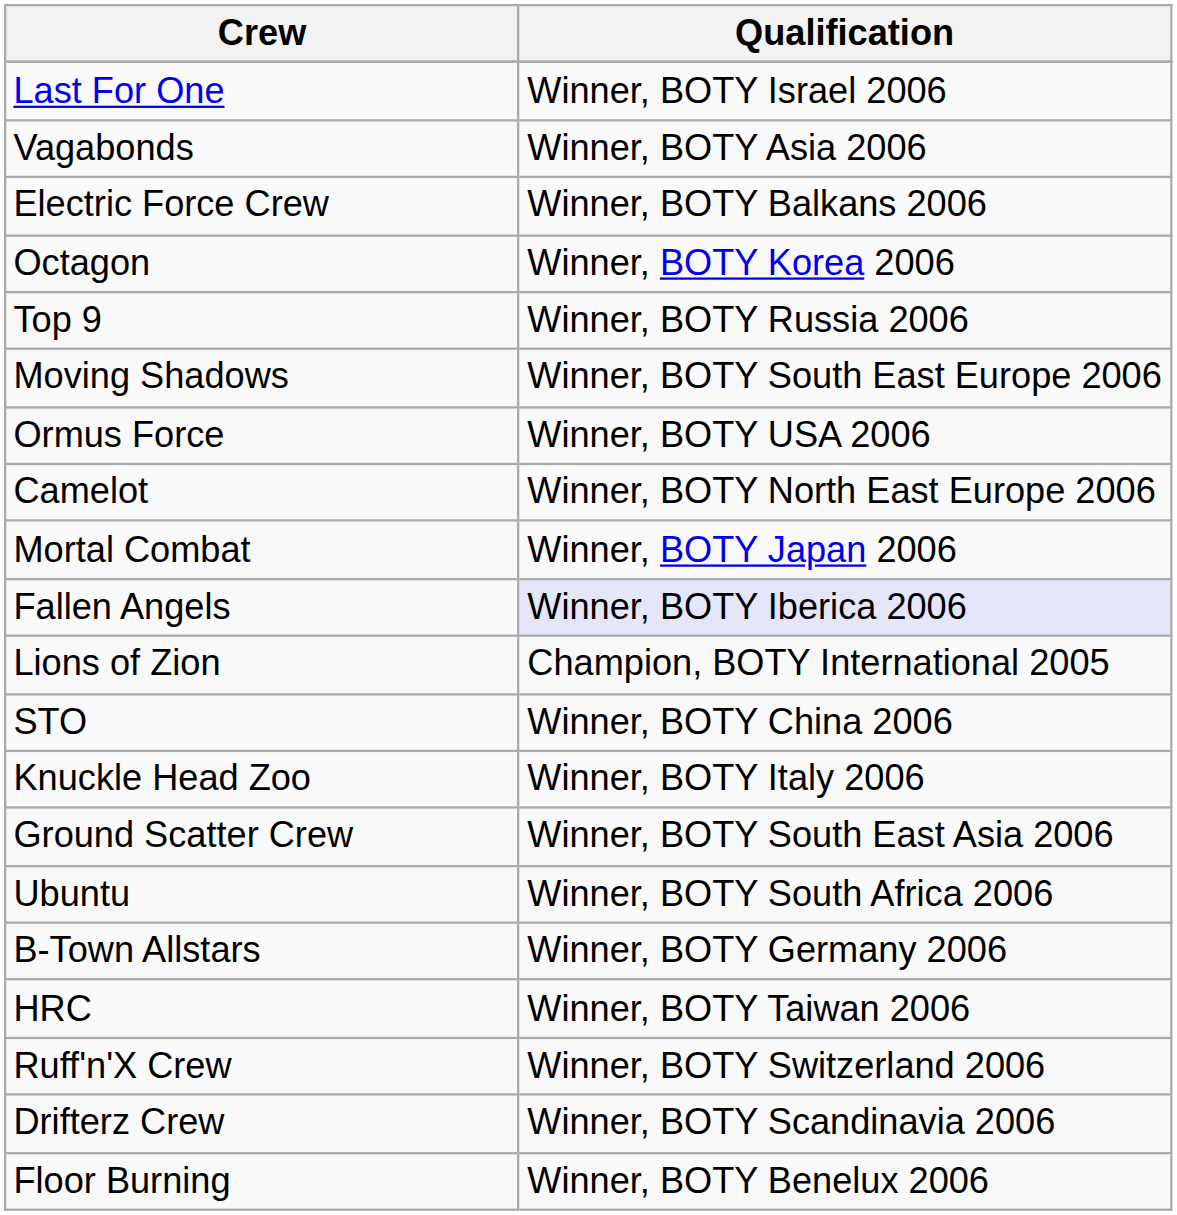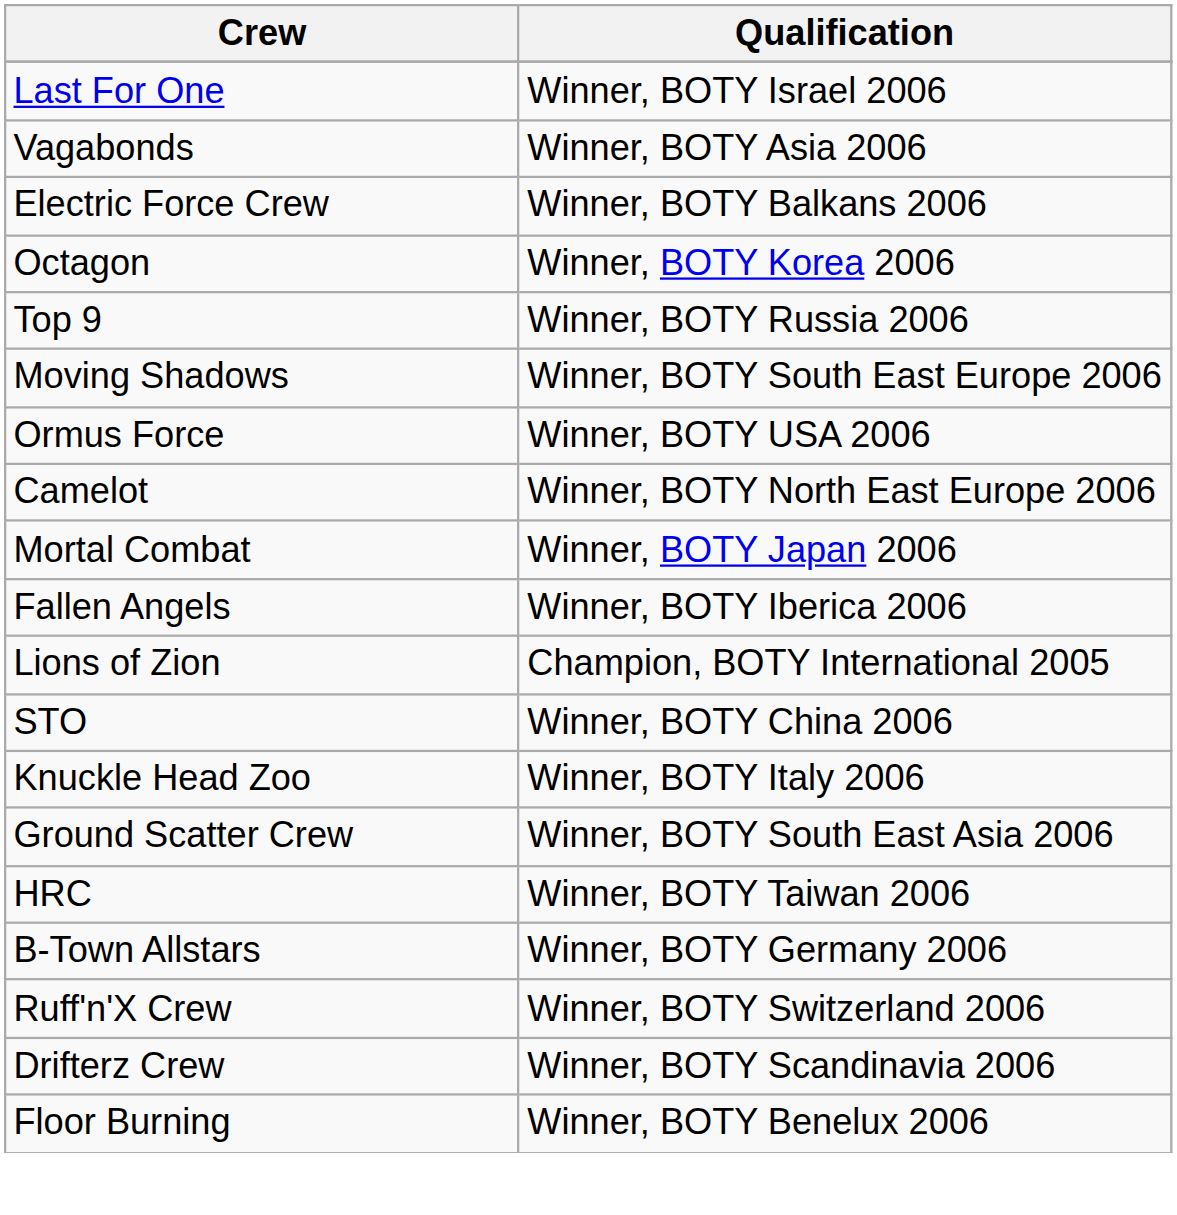(747, 606) lavender background -> (747, 606) no background
- row: (72, 893)
rows swapped: (53, 1008) <-> (137, 950)
